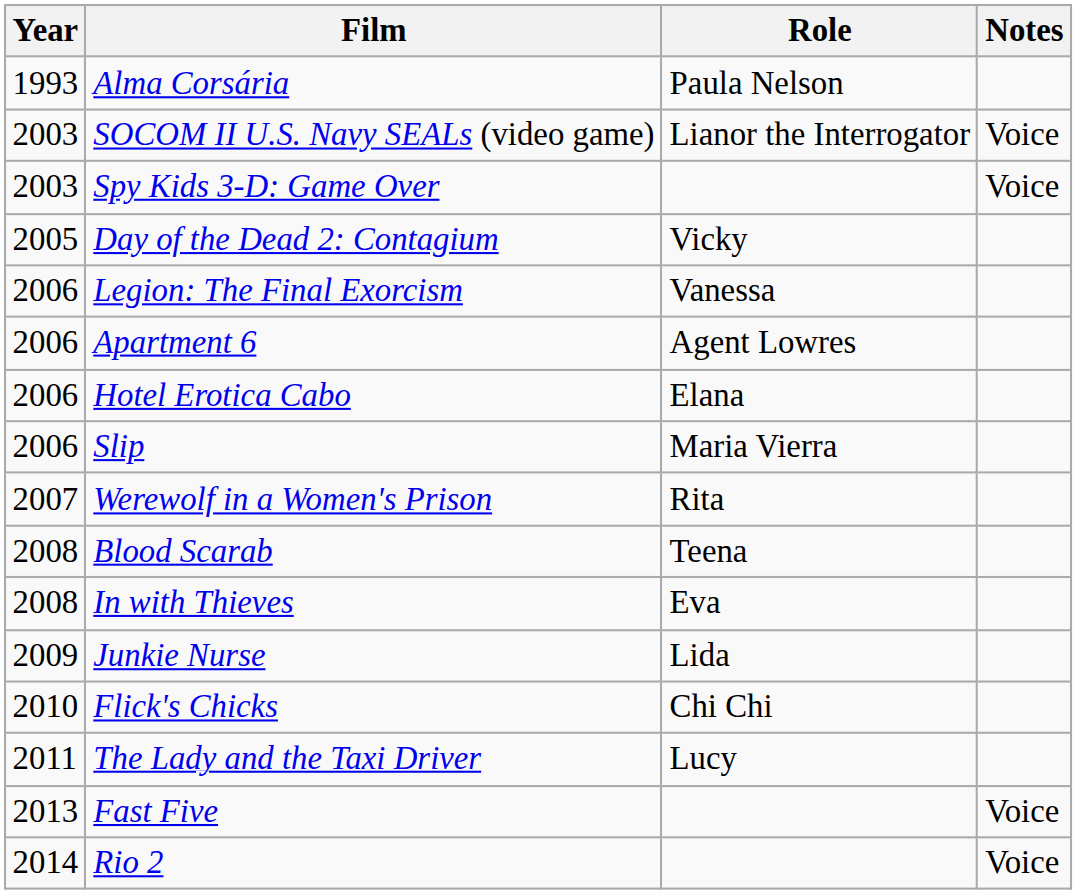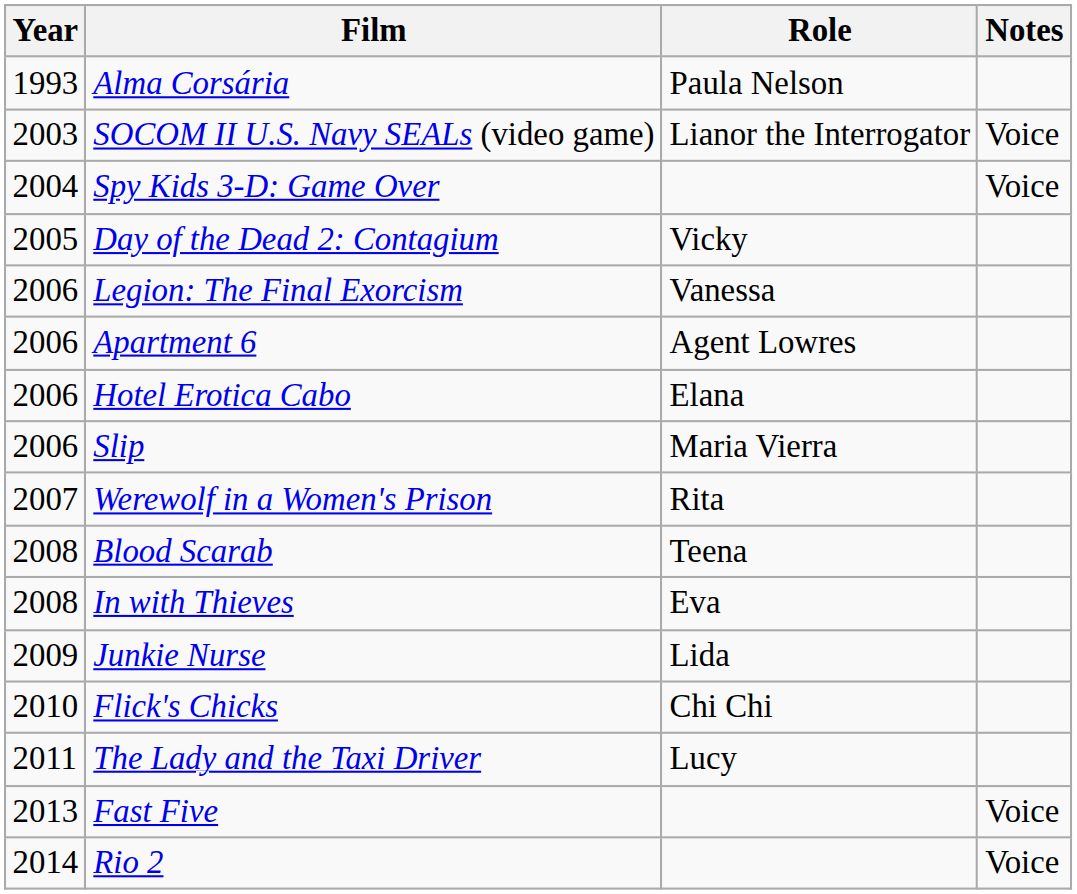(45, 186) 2003 -> (45, 186) 2004
